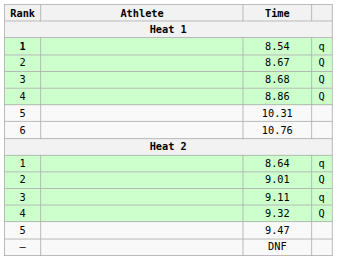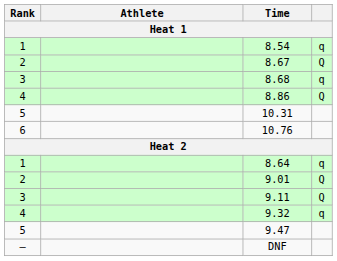(23, 46) bold -> (23, 46) normal
(322, 80) Q -> (322, 80) q
(322, 197) q -> (322, 197) Q
(322, 214) Q -> (322, 214) q
